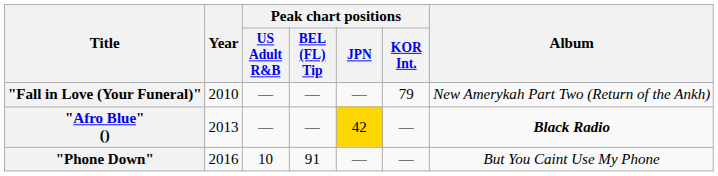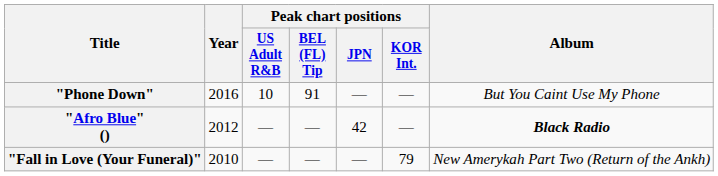rows swapped: (105, 94) <-> (105, 159)
(223, 126) 2013 -> (223, 126) 2012
(359, 126) gold background -> (359, 126) no background
